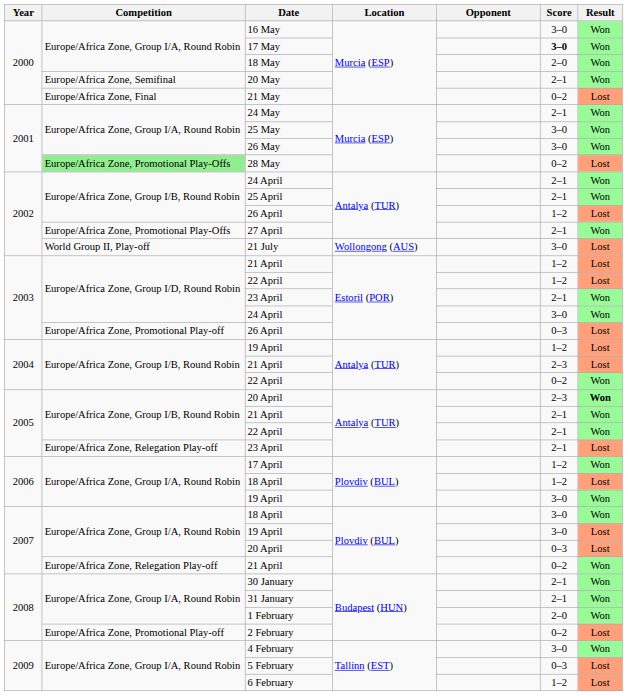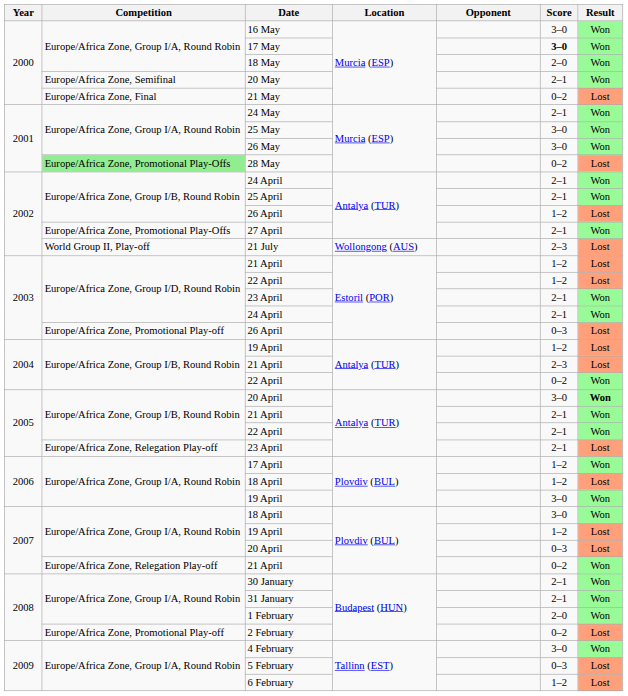(559, 247) 3–0 -> (559, 247) 2–3
(559, 314) 3–0 -> (559, 314) 2–1
(559, 398) 2–3 -> (559, 398) 3–0
(559, 532) 3–0 -> (559, 532) 1–2
